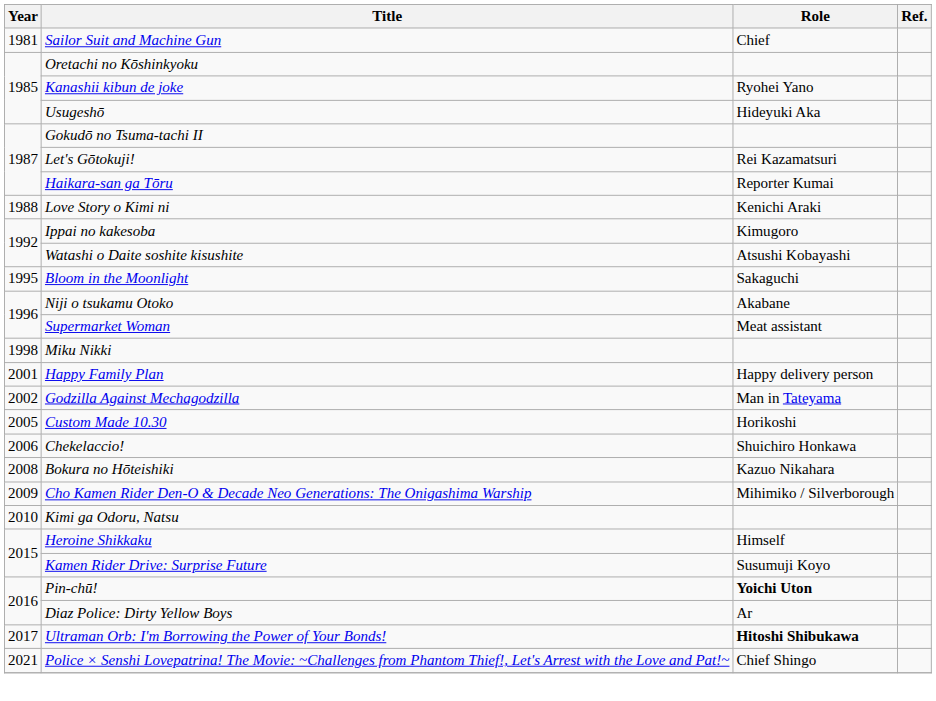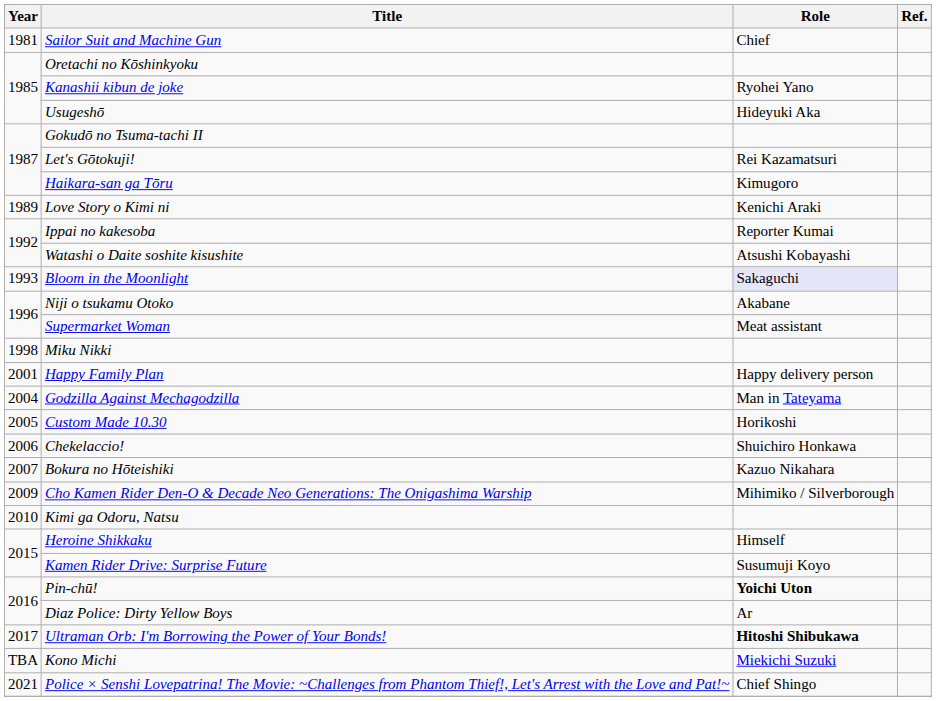(785, 183) Reporter Kumai -> (767, 183) Kimugoro
(23, 207) 1988 -> (23, 207) 1989
(767, 231) Kimugoro -> (785, 231) Reporter Kumai
(23, 278) 1995 -> (23, 278) 1993
(768, 278) no background -> (768, 278) lavender background
(23, 398) 2002 -> (23, 398) 2004
(23, 469) 2008 -> (23, 469) 2007
+ row: (81, 660)
